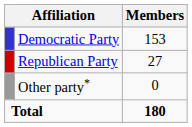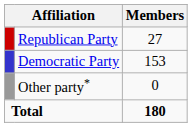rows swapped: (68, 61) <-> (69, 38)
